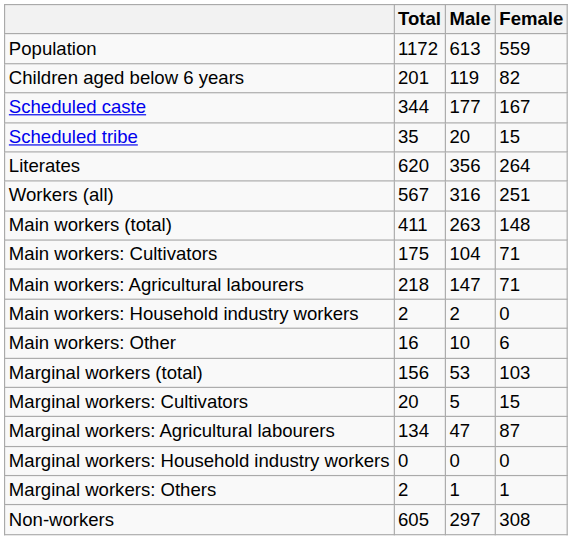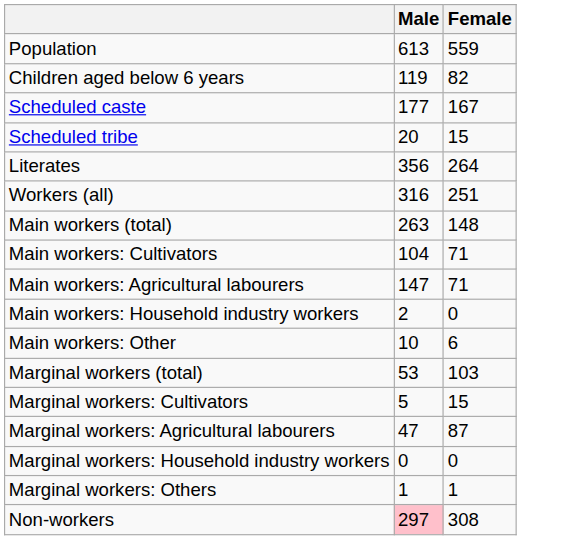- column: (420, 19)
(465, 519) no background -> (414, 519) pink background
